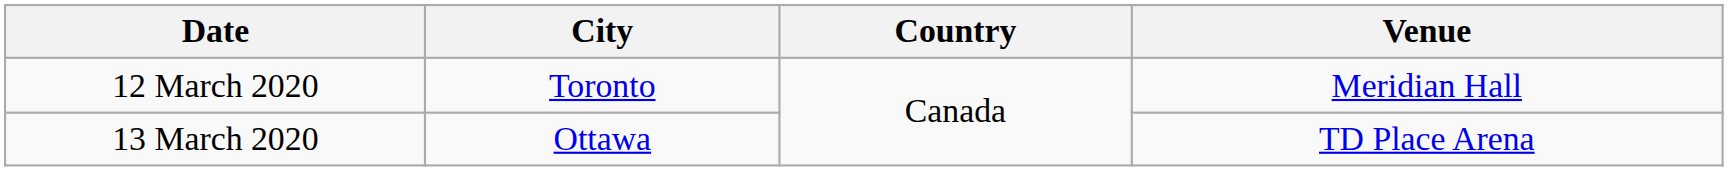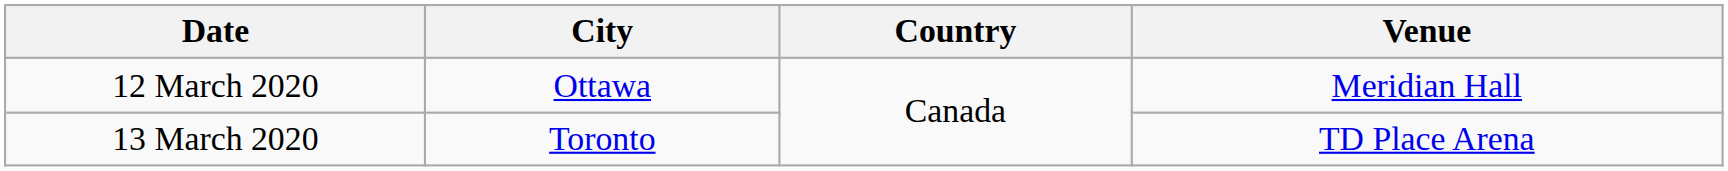(602, 84) Toronto -> (602, 84) Ottawa
(602, 138) Ottawa -> (602, 138) Toronto
